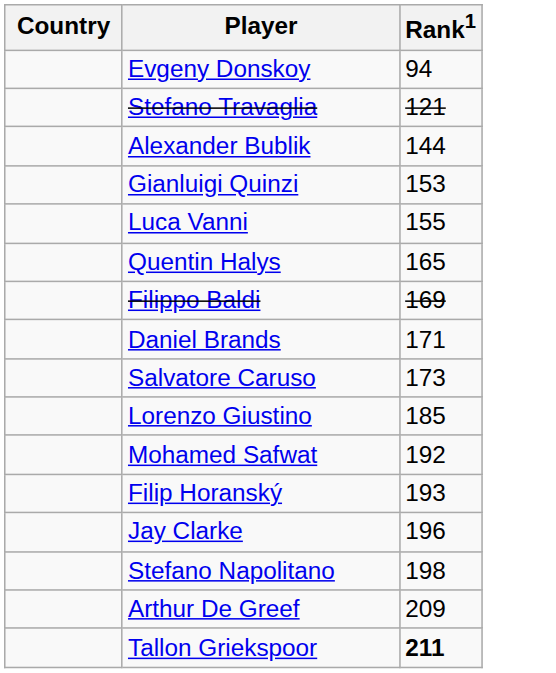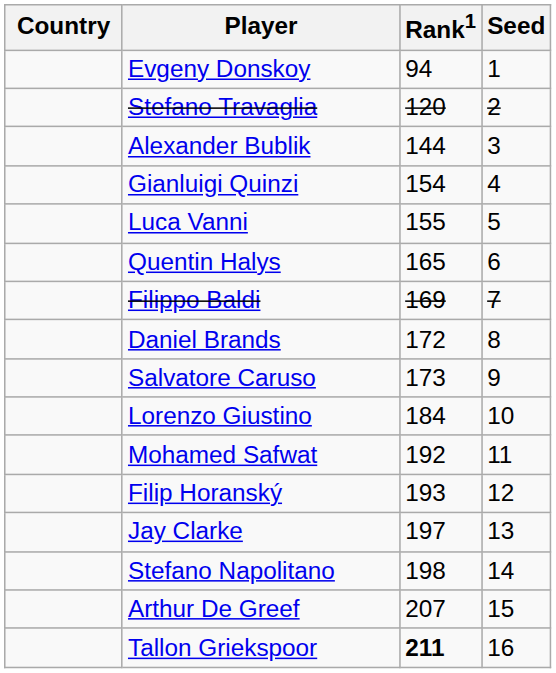+ column: (516, 27)
(425, 107) 121 -> (425, 107) 120
(425, 184) 153 -> (425, 184) 154
(425, 338) 171 -> (425, 338) 172
(425, 416) 185 -> (425, 416) 184
(425, 531) 196 -> (425, 531) 197
(425, 608) 209 -> (425, 608) 207
